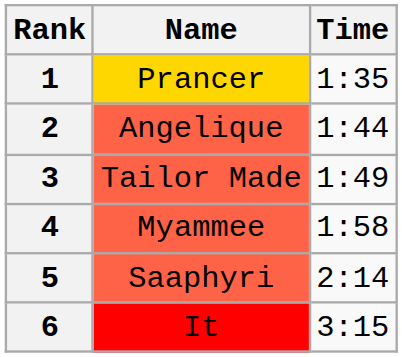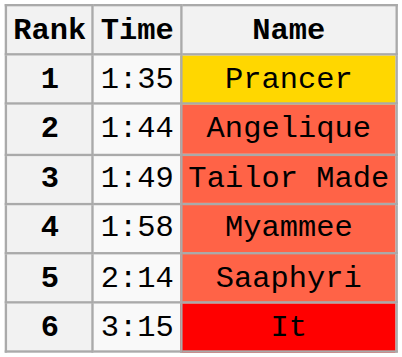columns swapped: (201, 30) <-> (353, 30)
